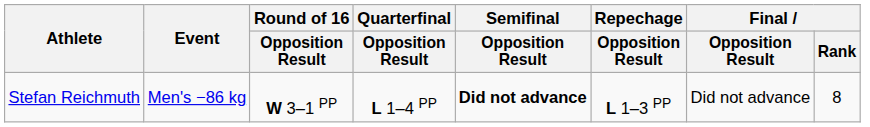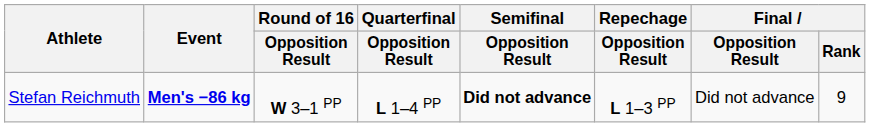(197, 98) normal -> (199, 98) bold
(837, 98) 8 -> (841, 98) 9
